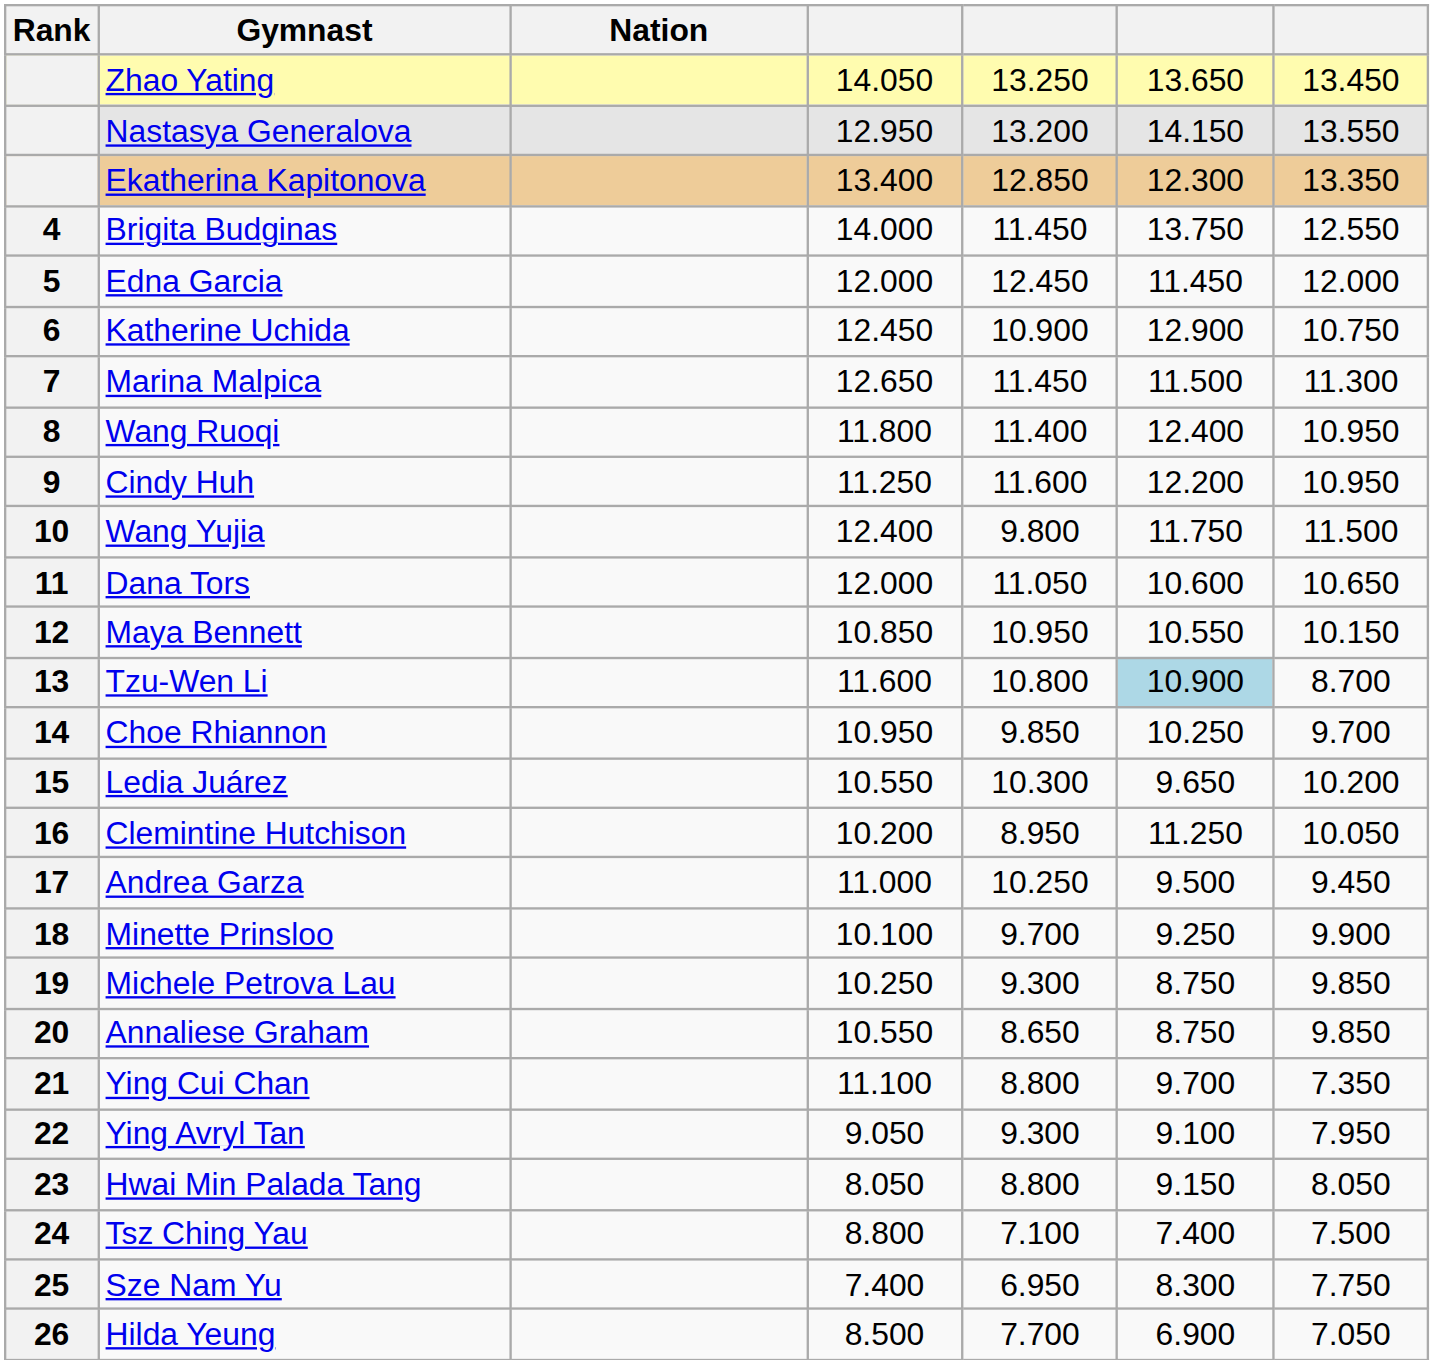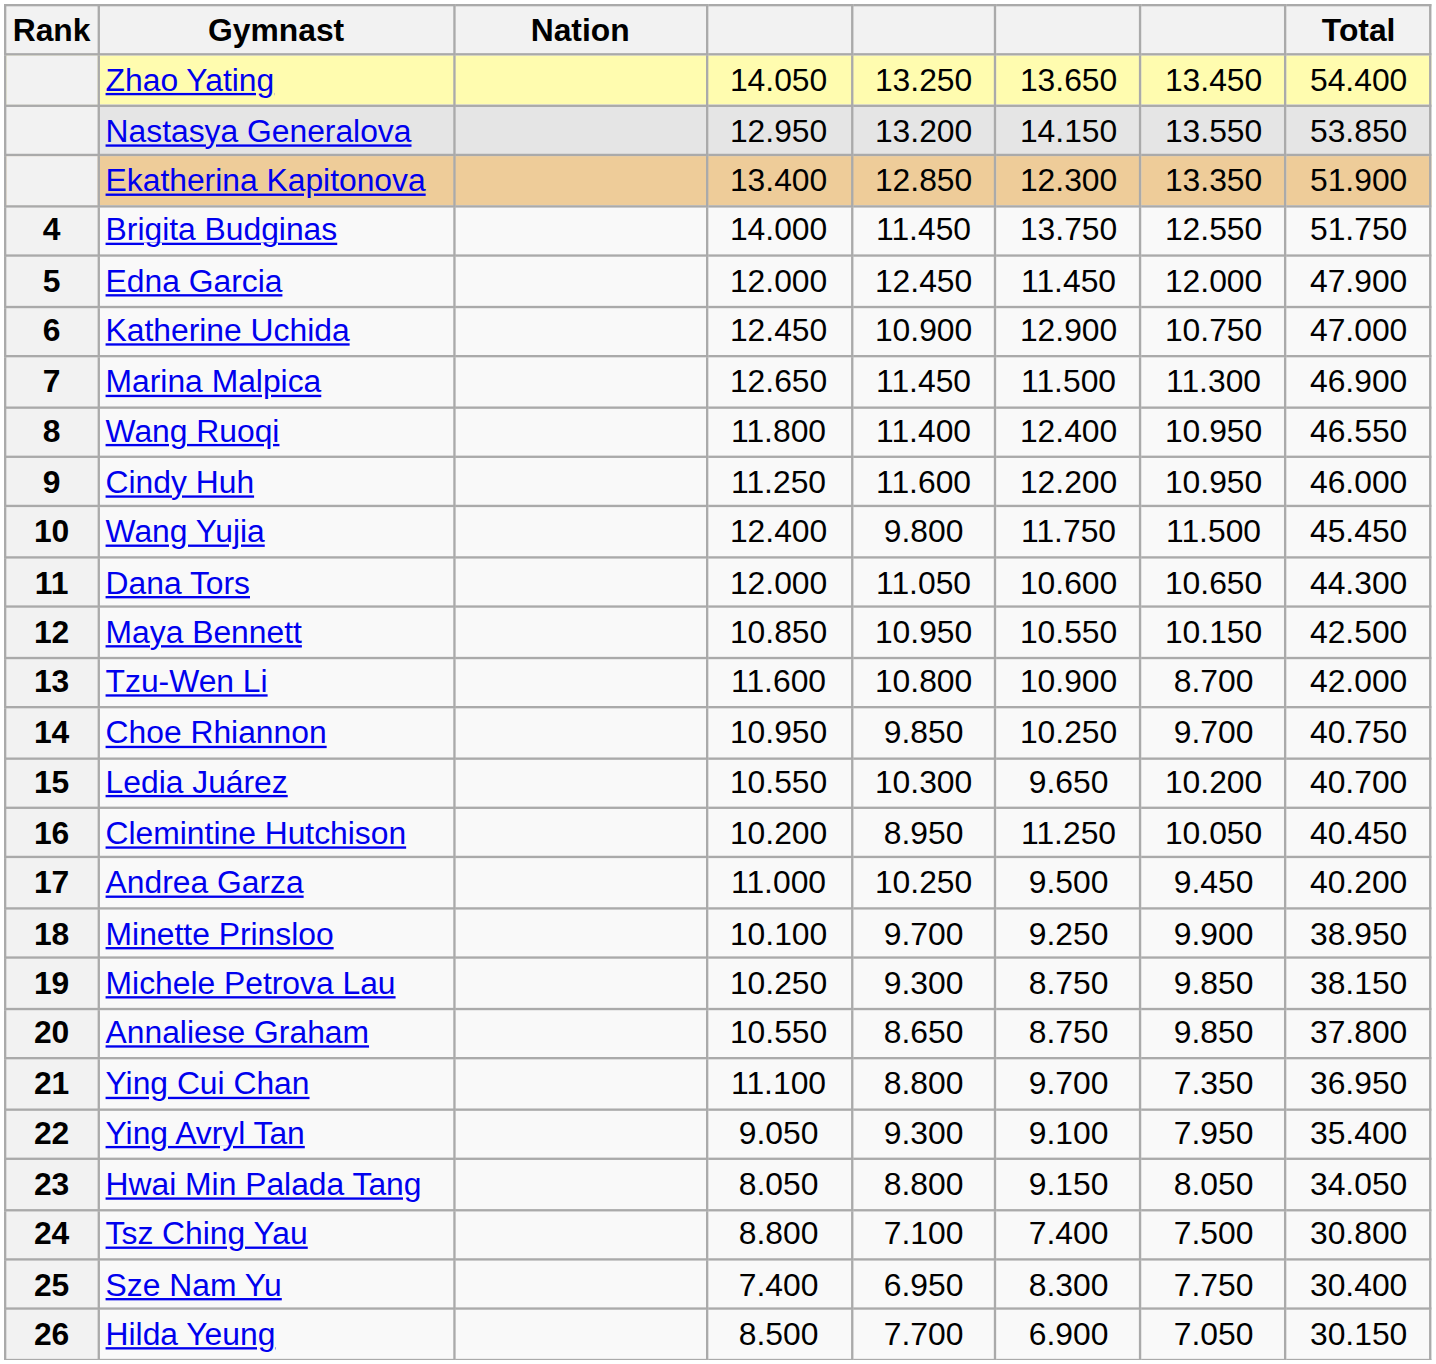+ column: (1359, 30)
(1195, 682) lightblue background -> (1069, 682) no background
